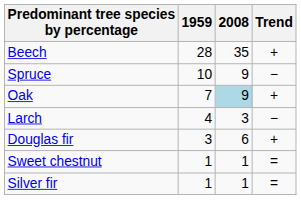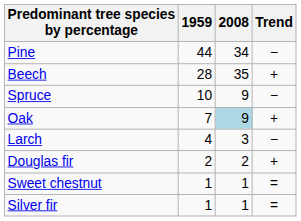+ row: (21, 52)
(208, 140) 3 -> (208, 161) 2
(245, 140) 6 -> (245, 161) 2
